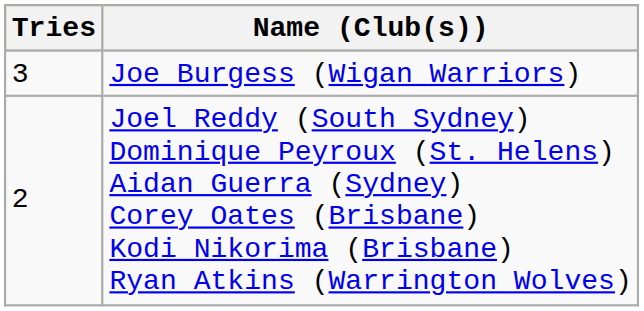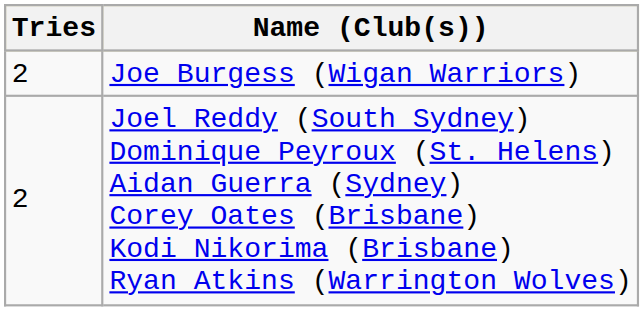(20, 74) 3 -> (20, 74) 2
